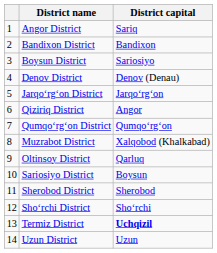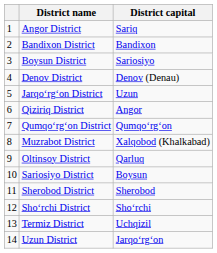(140, 93) Jarqoʻrgʻon -> (127, 93) Uzun
(134, 223) bold -> (133, 223) normal
(127, 239) Uzun -> (140, 239) Jarqoʻrgʻon
